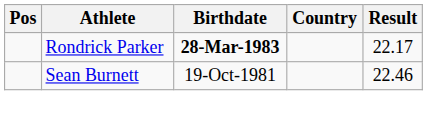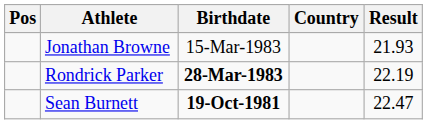+ row: (107, 47)
(393, 47) 22.17 -> (393, 75) 22.19
(230, 75) normal -> (233, 103) bold
(393, 75) 22.46 -> (393, 103) 22.47
